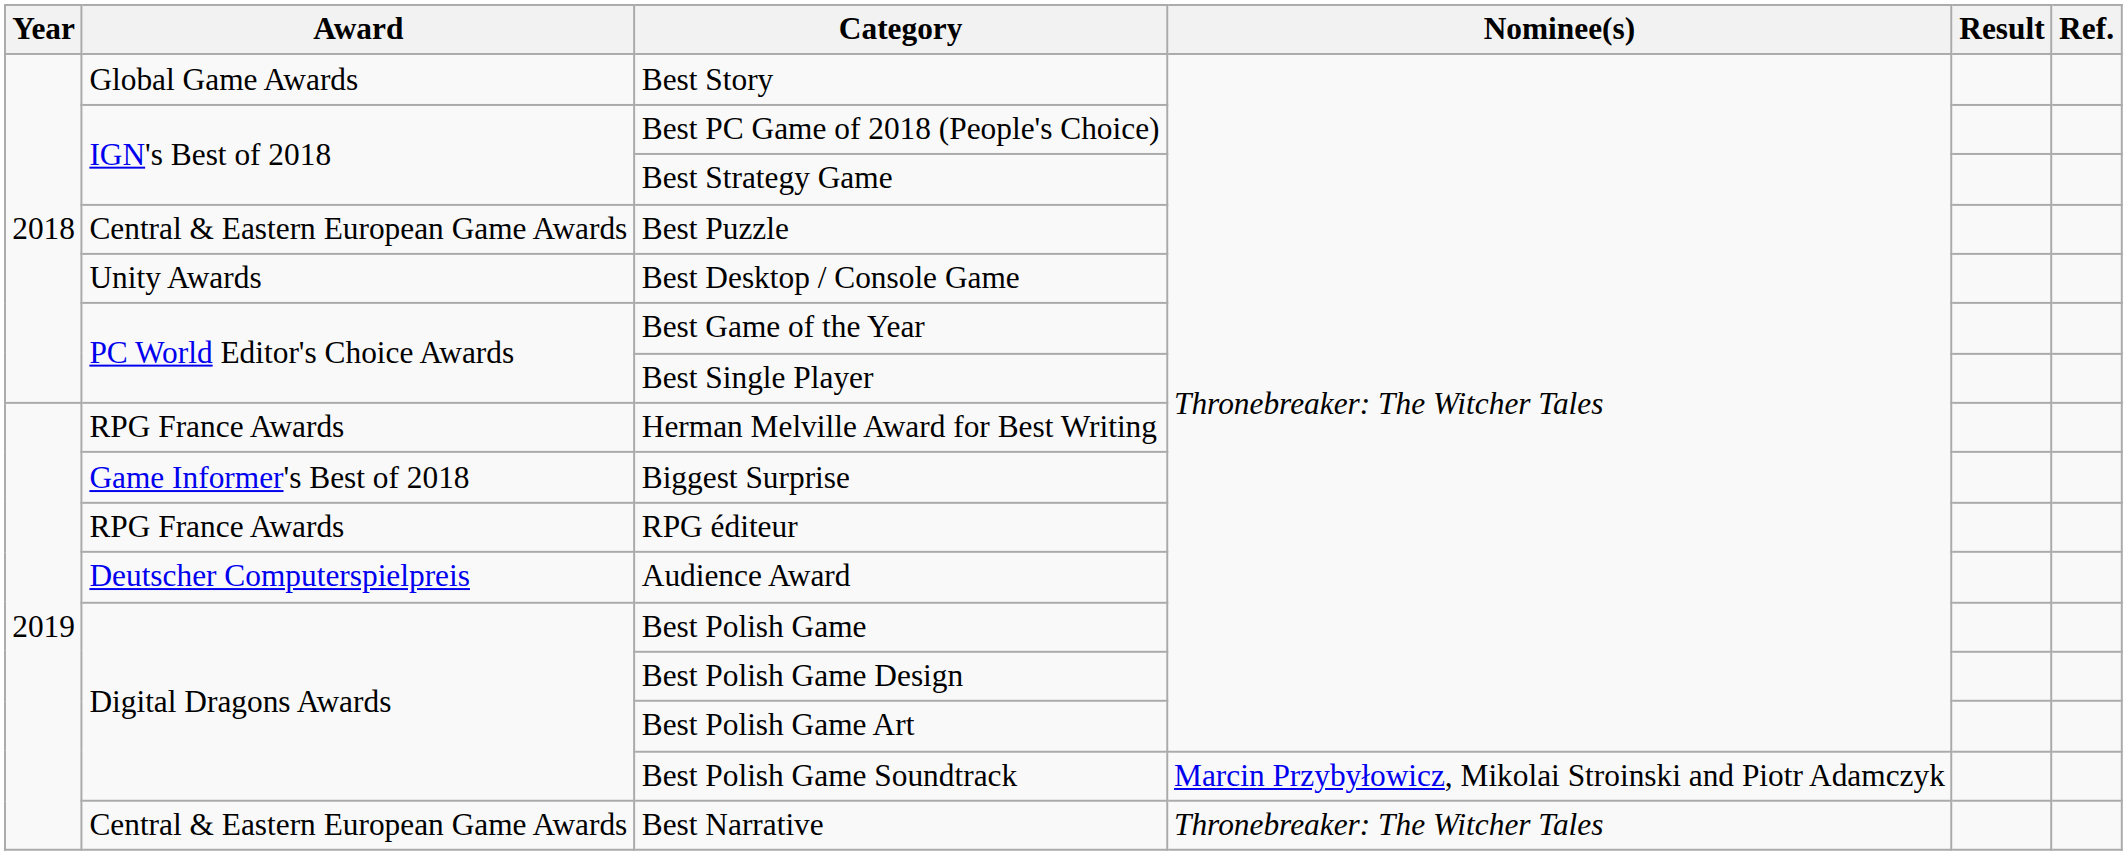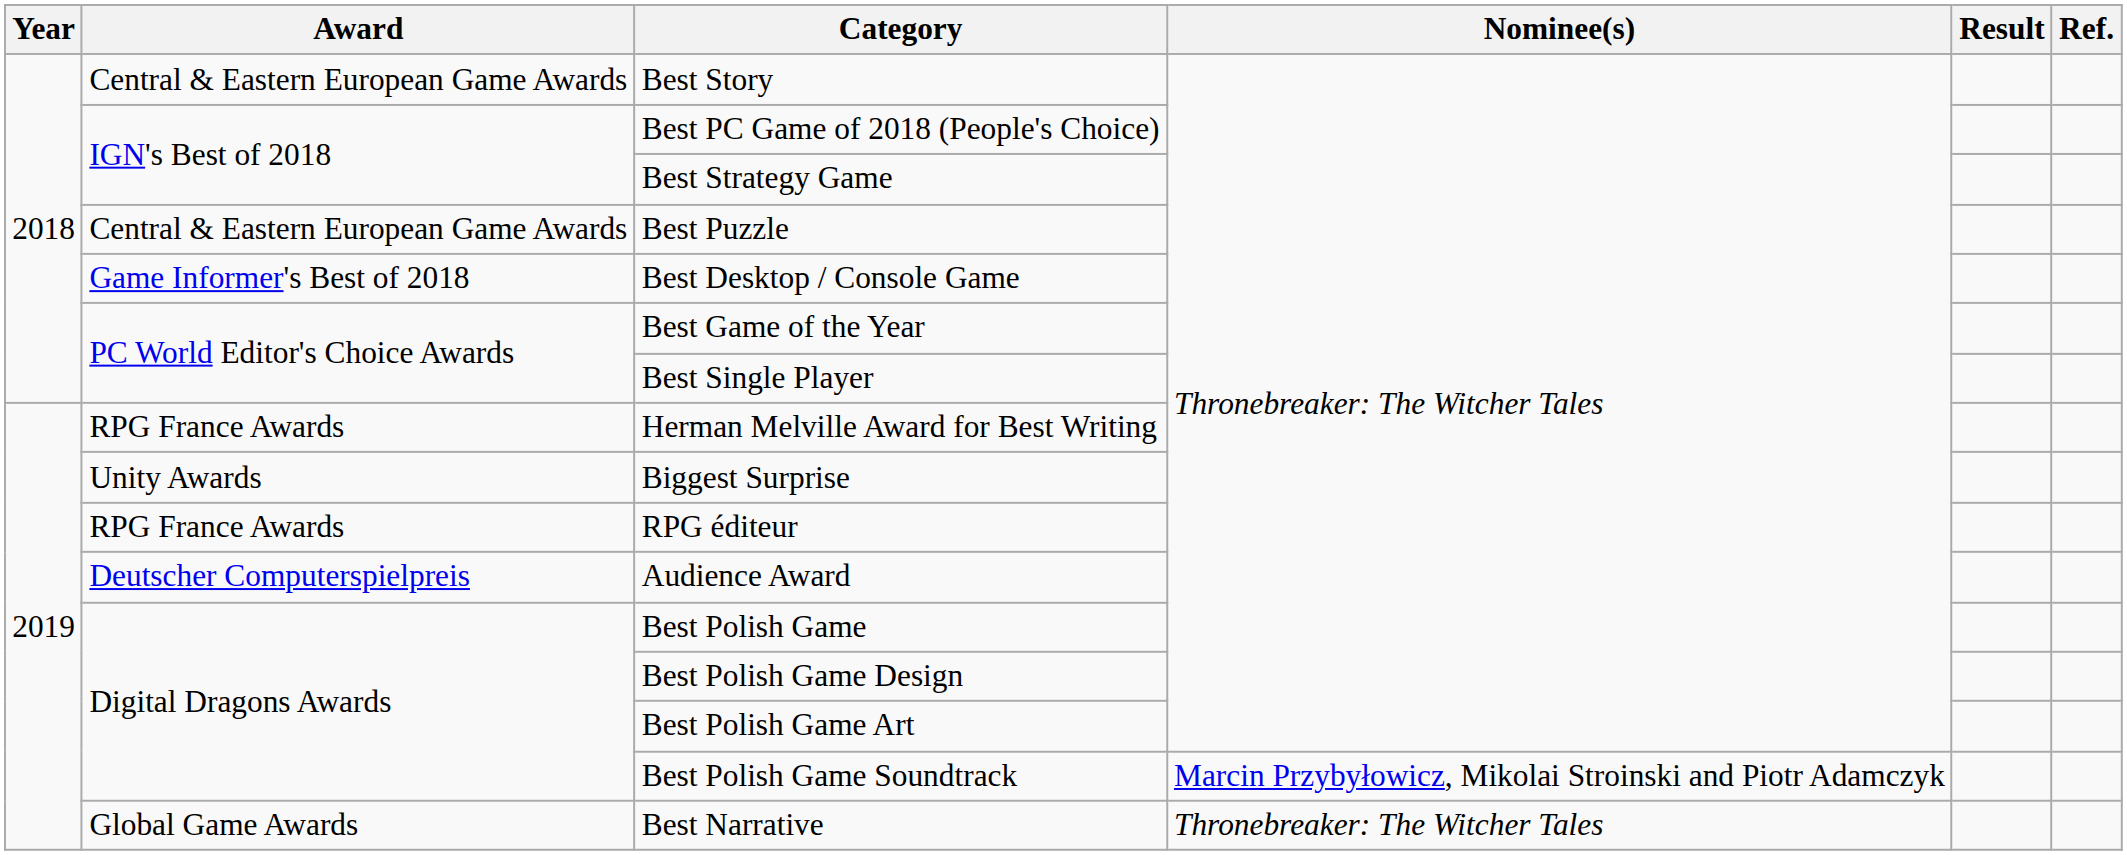(224, 79) Global Game Awards -> (358, 79) Central & Eastern European Game Awards
(175, 278) Unity Awards -> (279, 278) Game Informer's Best of 2018
(279, 476) Game Informer's Best of 2018 -> (175, 476) Unity Awards
(358, 825) Central & Eastern European Game Awards -> (224, 825) Global Game Awards
